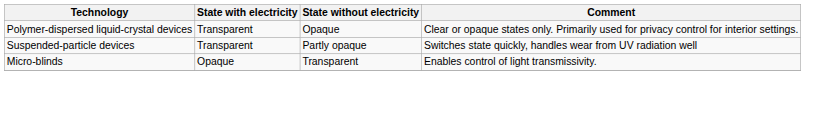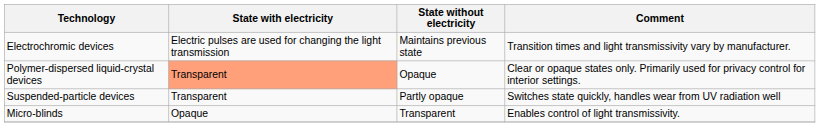+ row: (60, 46)
(225, 29) no background -> (199, 74) lightsalmon background
